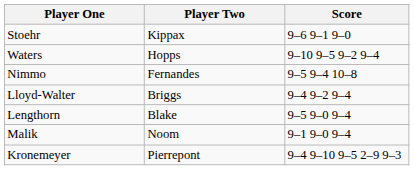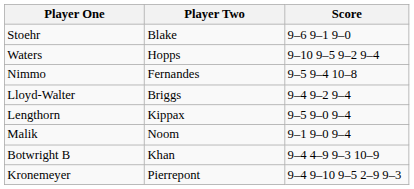(166, 34) Kippax -> (162, 34) Blake
(162, 114) Blake -> (166, 114) Kippax
+ row: (39, 154)
